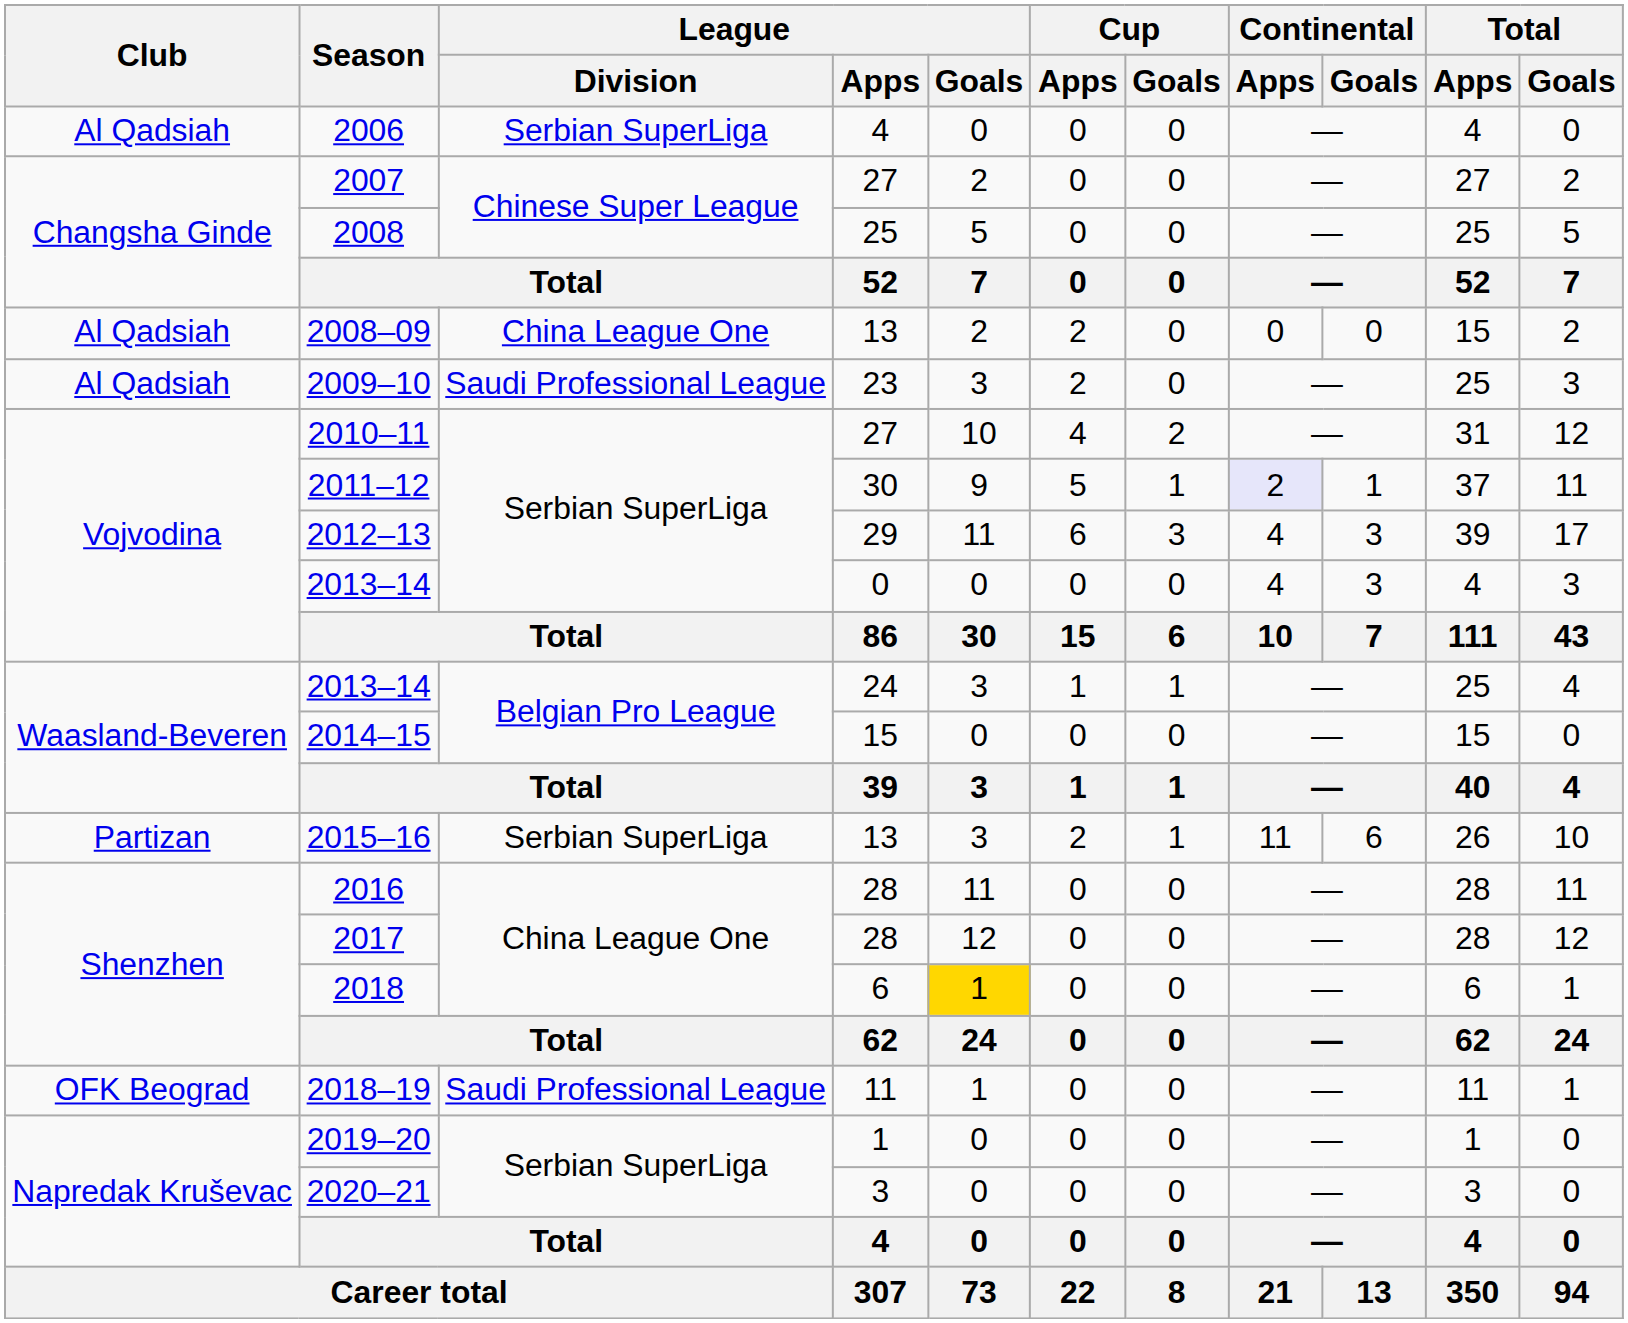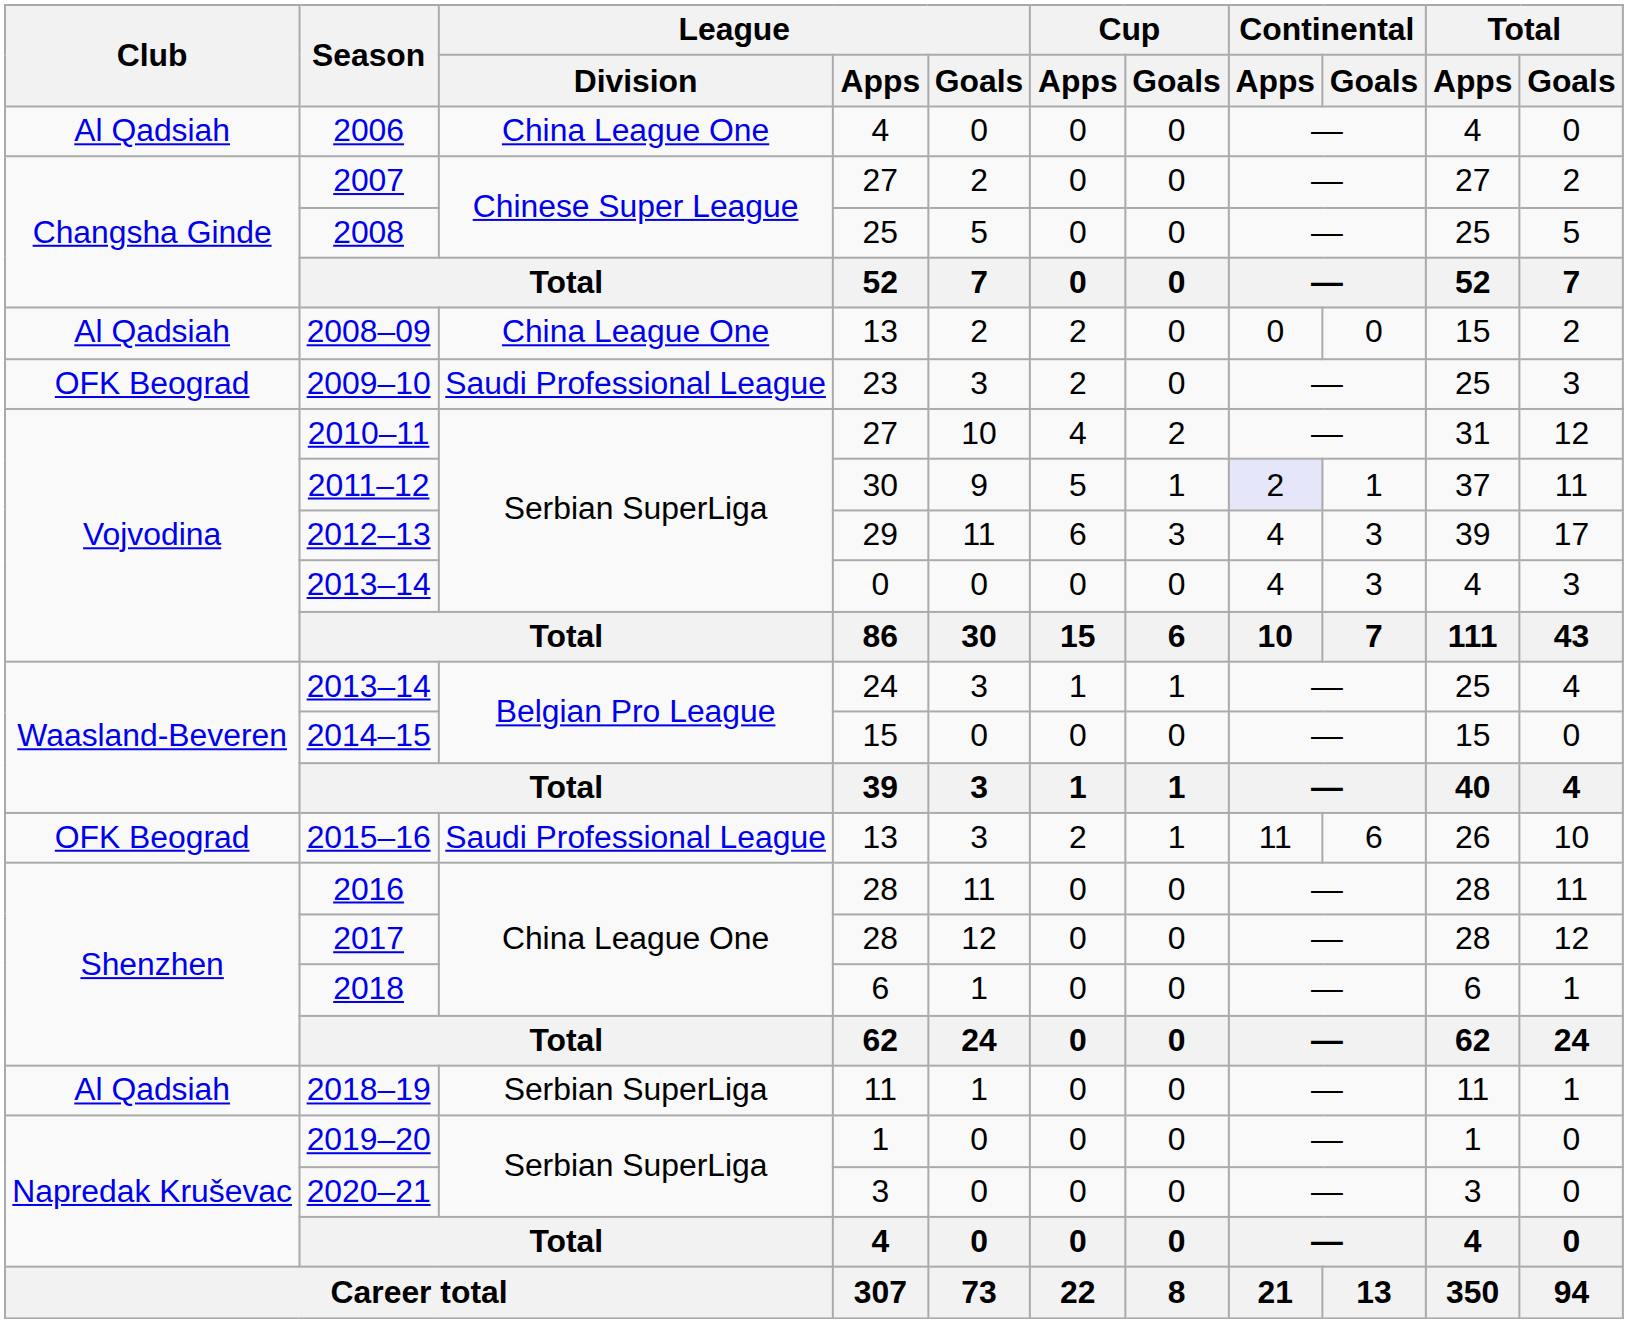(636, 130) Serbian SuperLiga -> (636, 130) China League One
(152, 383) Al Qadsiah -> (152, 383) OFK Beograd
(152, 837) Partizan -> (152, 837) OFK Beograd
(636, 837) Serbian SuperLiga -> (636, 837) Saudi Professional League
(979, 989) gold background -> (979, 989) no background
(152, 1090) OFK Beograd -> (152, 1090) Al Qadsiah
(636, 1090) Saudi Professional League -> (636, 1090) Serbian SuperLiga
